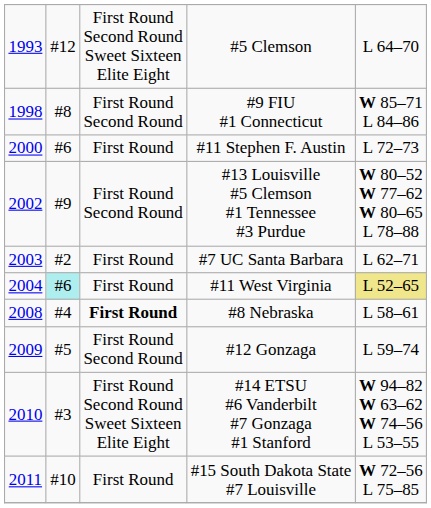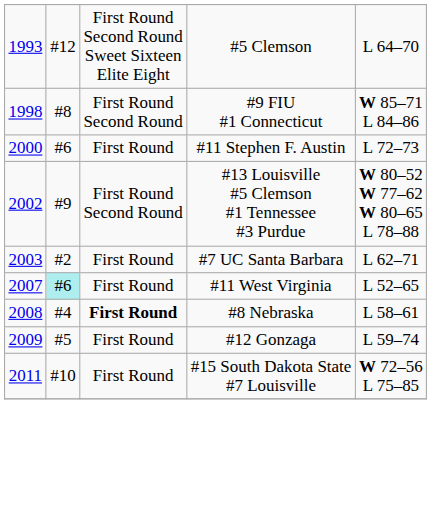(25, 285) 2004 -> (25, 285) 2007
(391, 285) khaki background -> (391, 285) no background
(133, 349) First Round Second Round -> (133, 339) First Round
- row: (271, 414)
